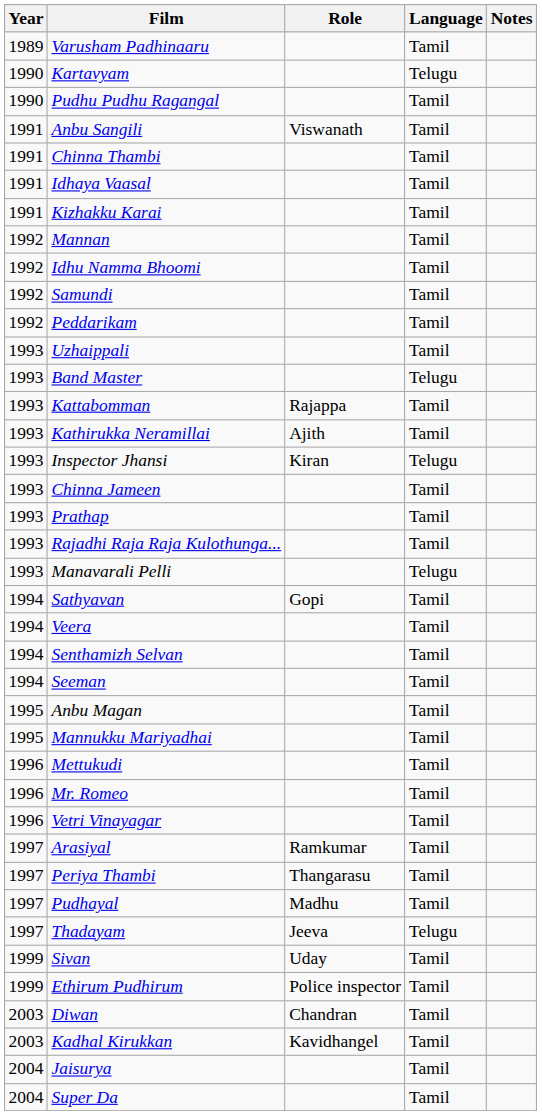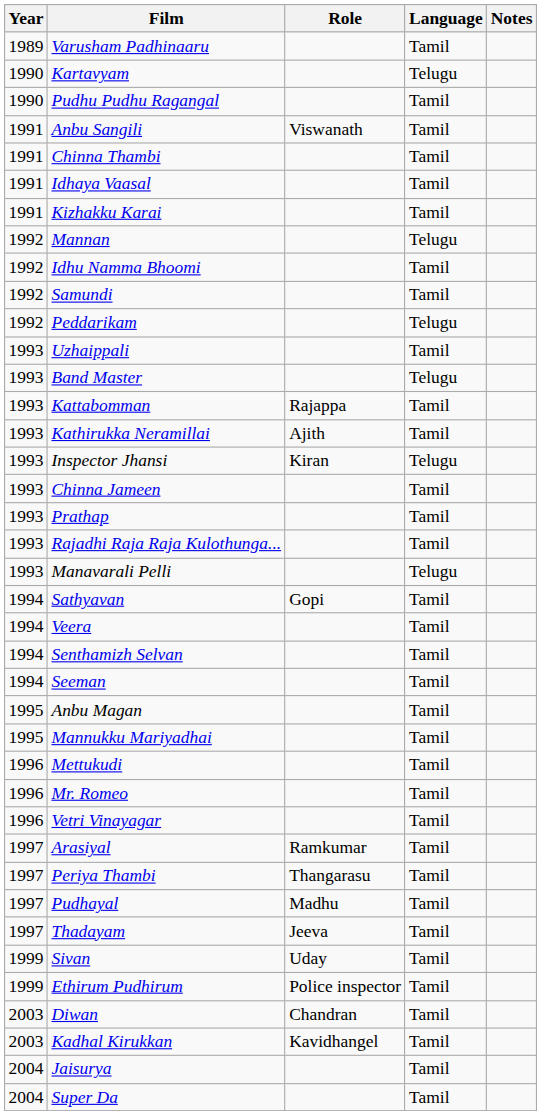(429, 239) Tamil -> (433, 239) Telugu
(429, 322) Tamil -> (433, 322) Telugu
(433, 931) Telugu -> (429, 931) Tamil
